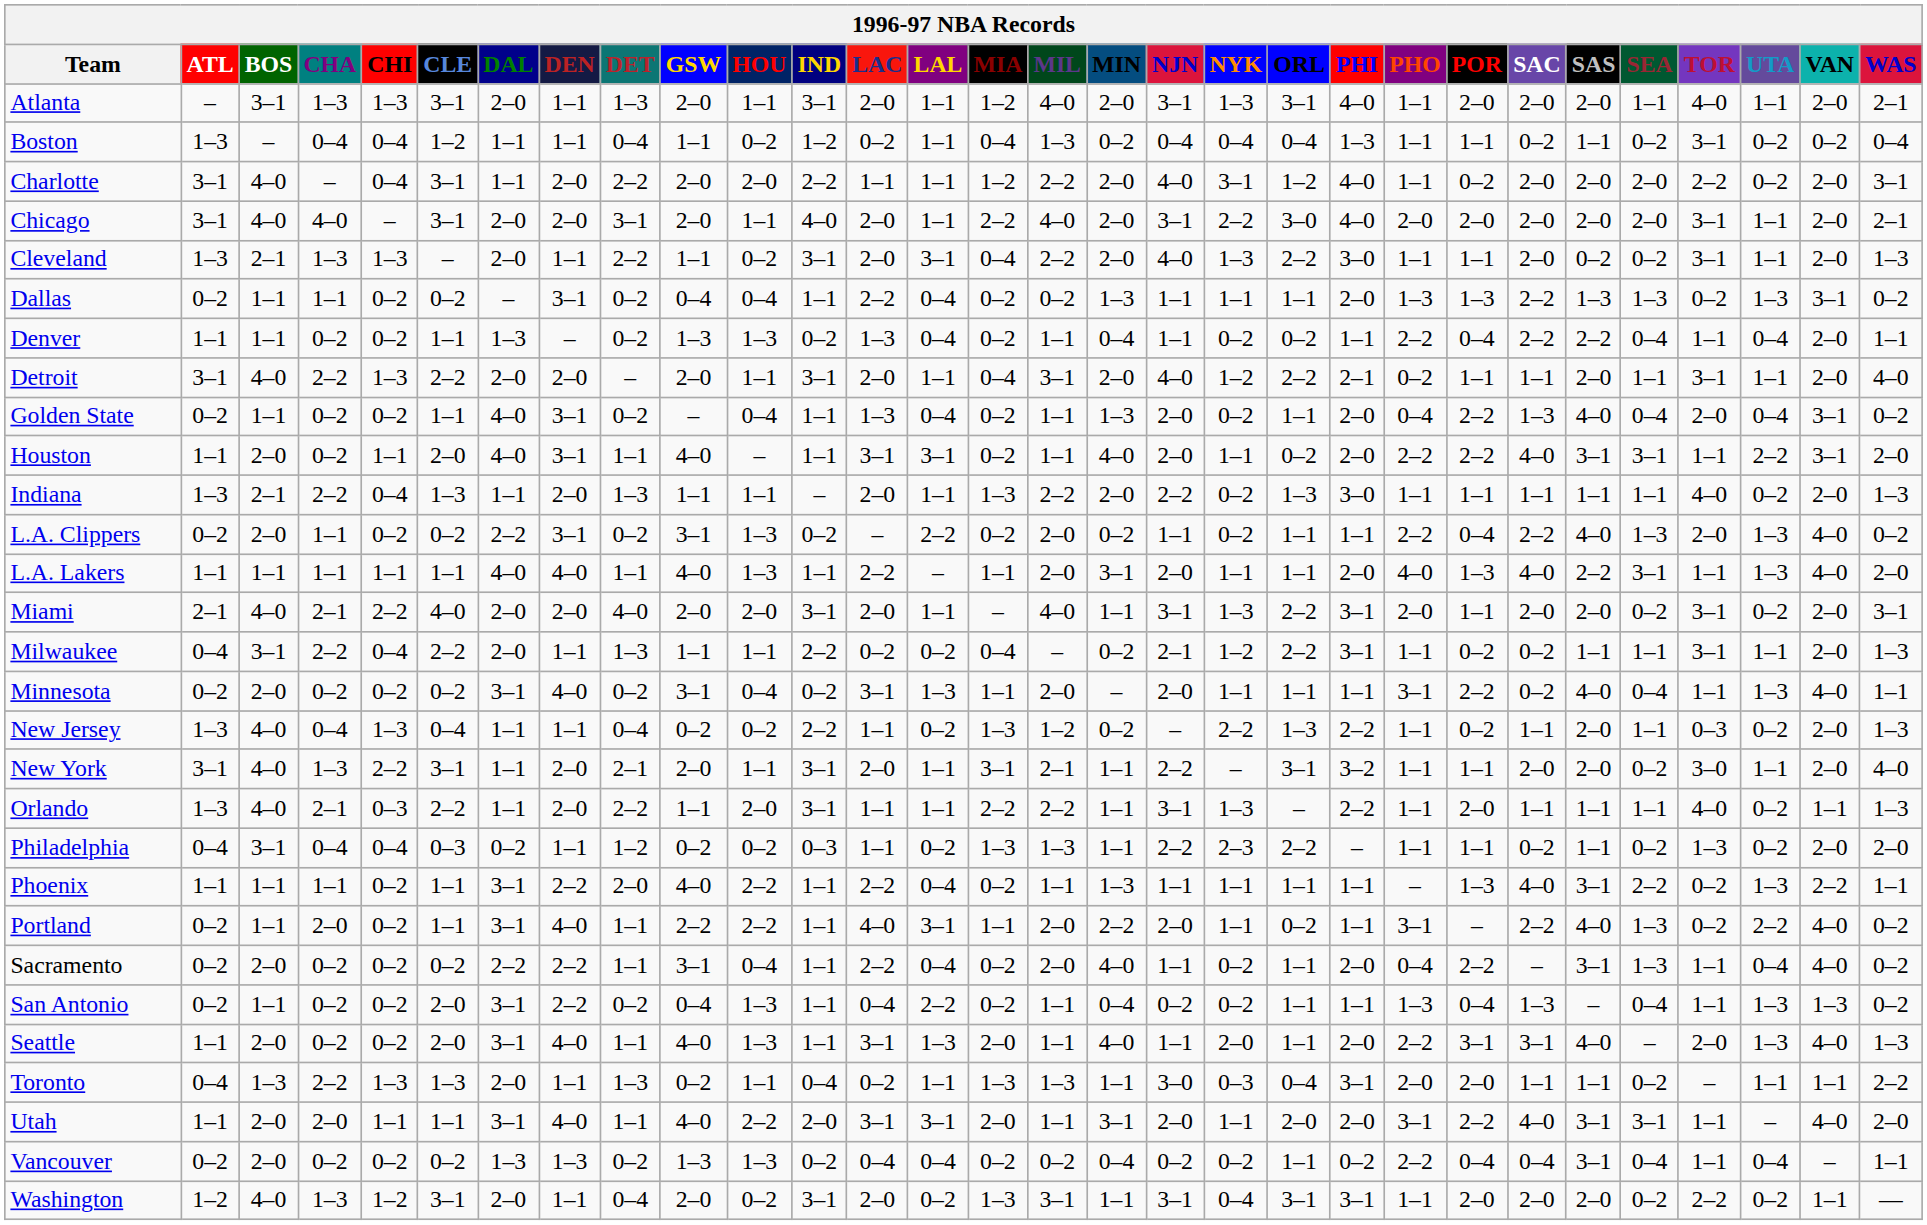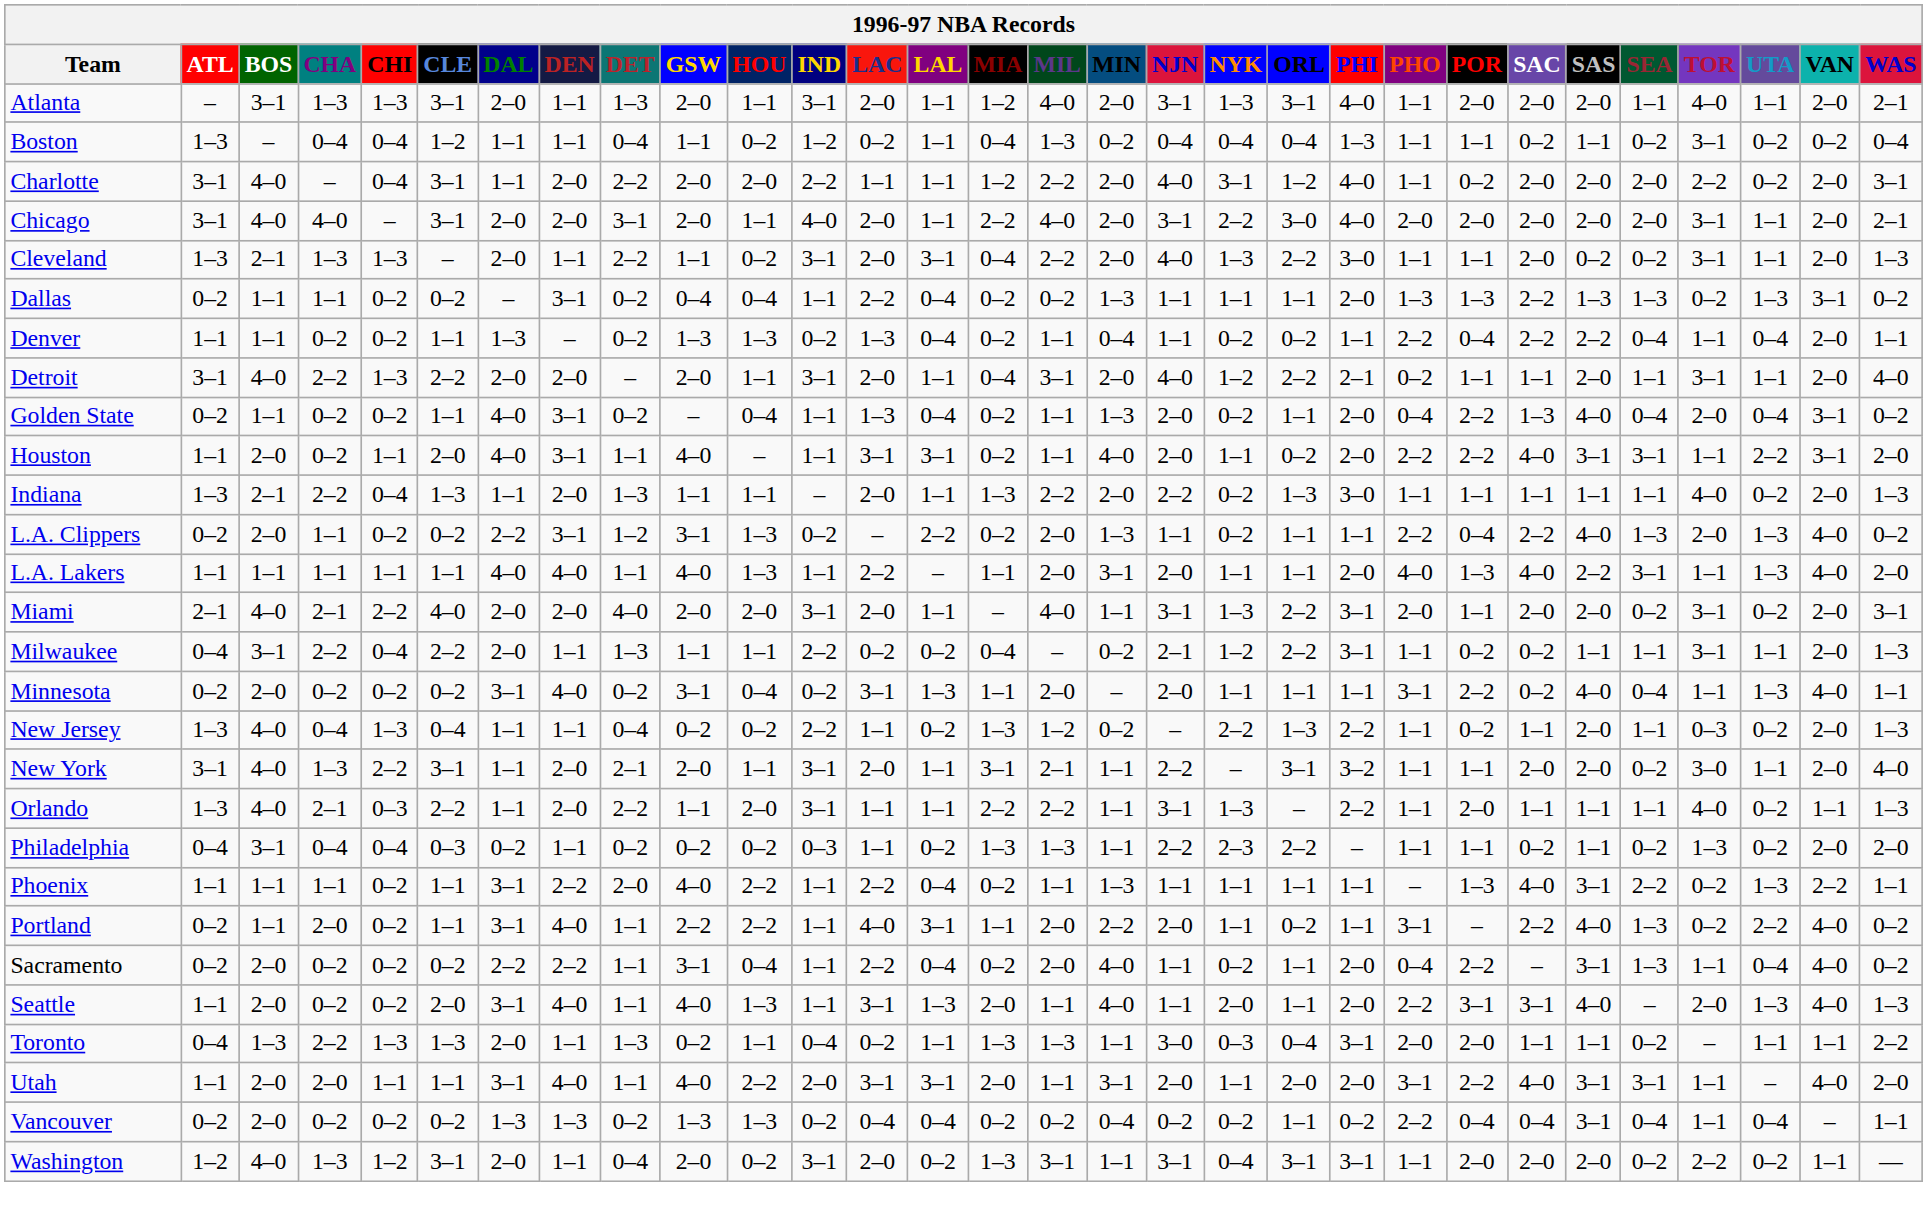(630, 533) 0–2 -> (630, 533) 1–2
(1117, 533) 0–2 -> (1117, 533) 1–3
(630, 847) 1–2 -> (630, 847) 0–2
- row: (69, 1004)
